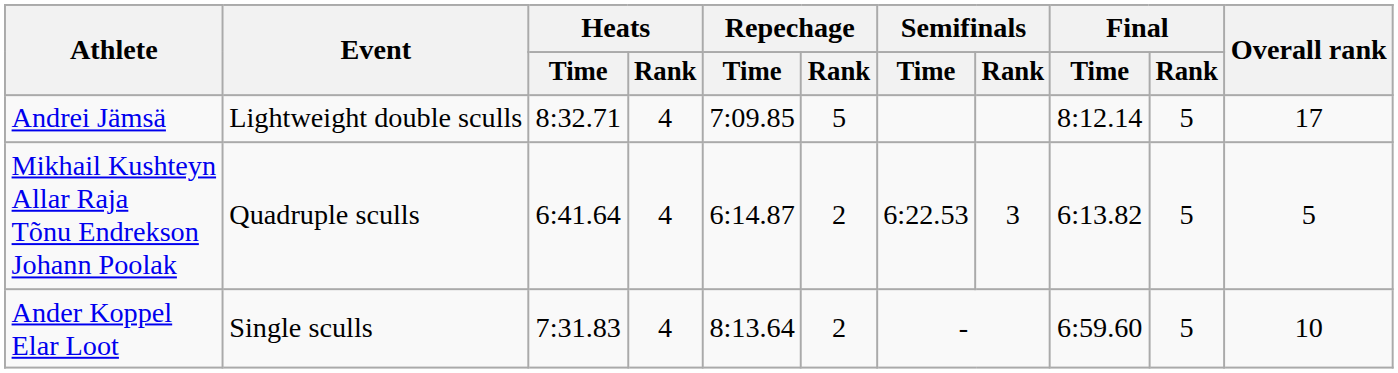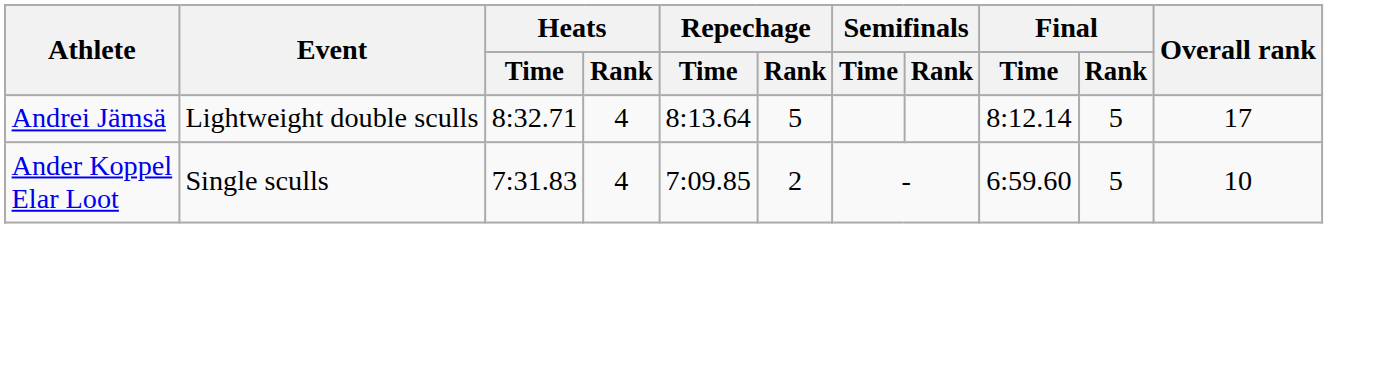(752, 118) 7:09.85 -> (708, 118) 8:13.64
- row: (114, 215)
(752, 328) 8:13.64 -> (708, 181) 7:09.85
